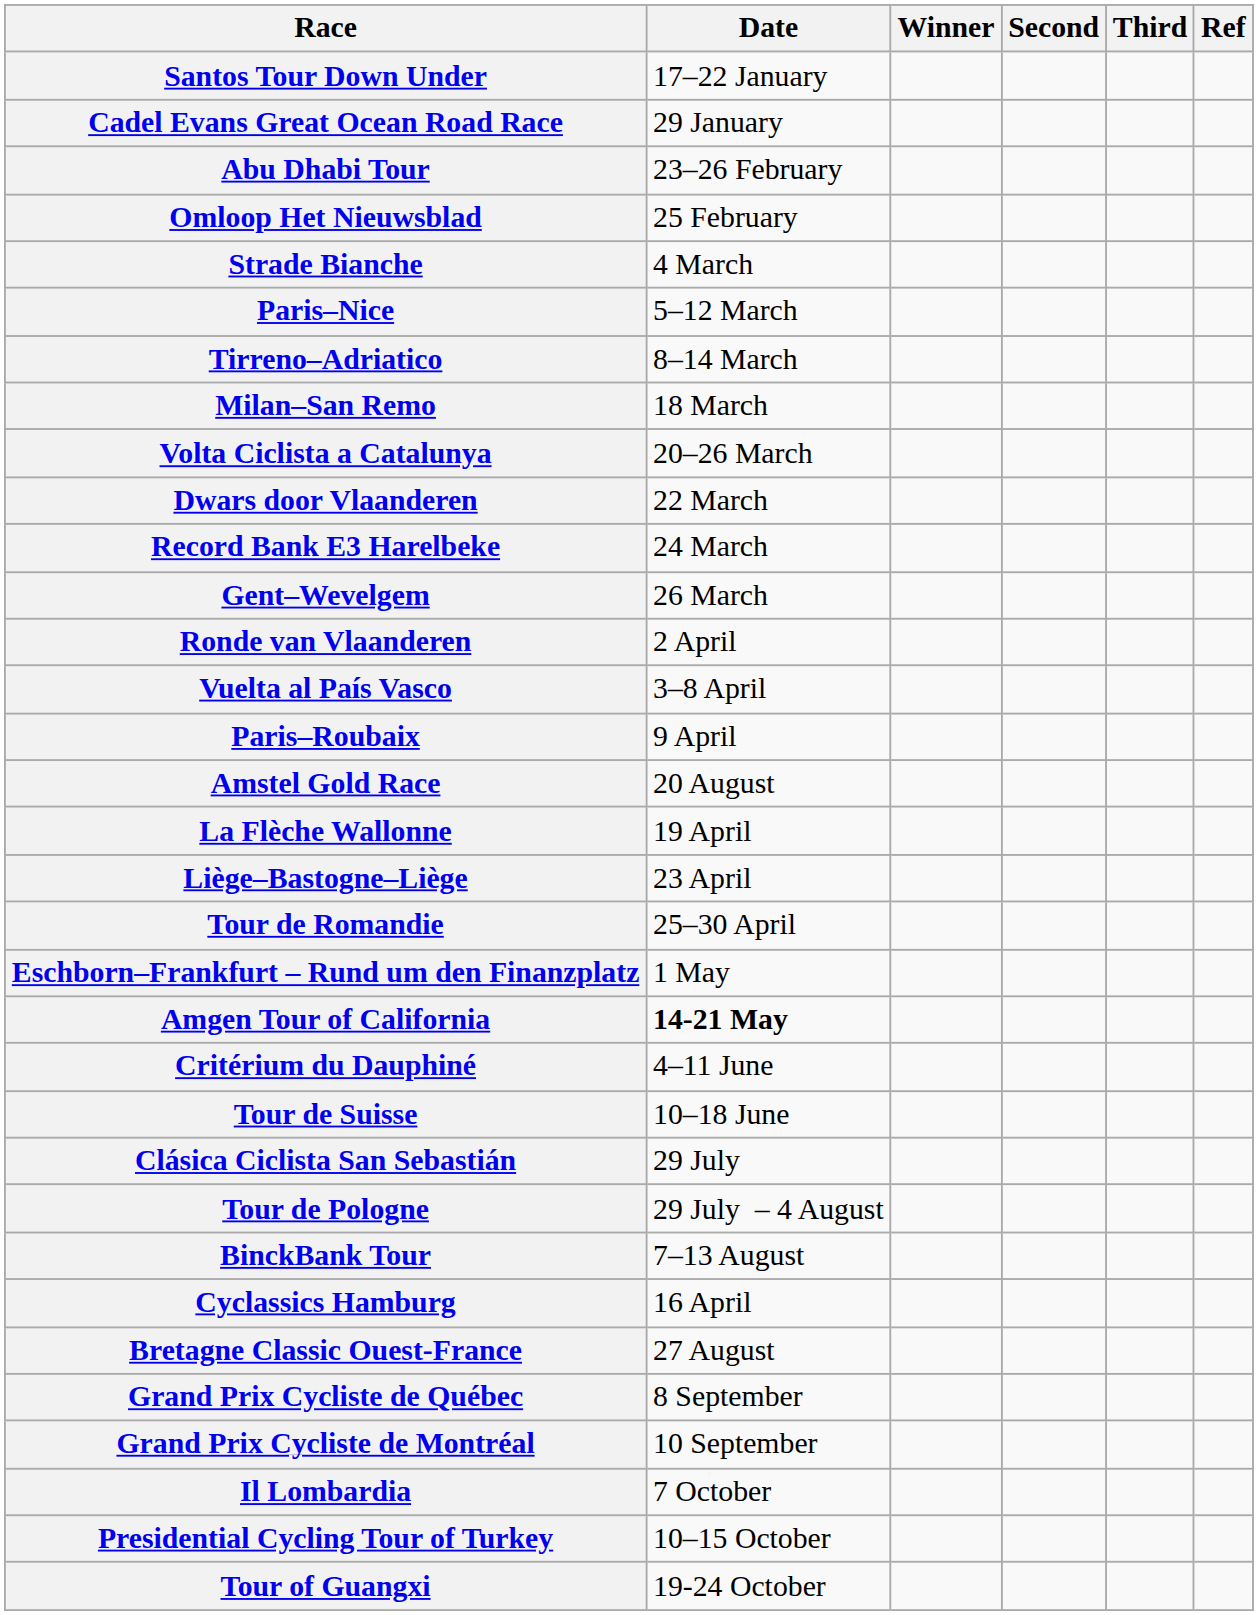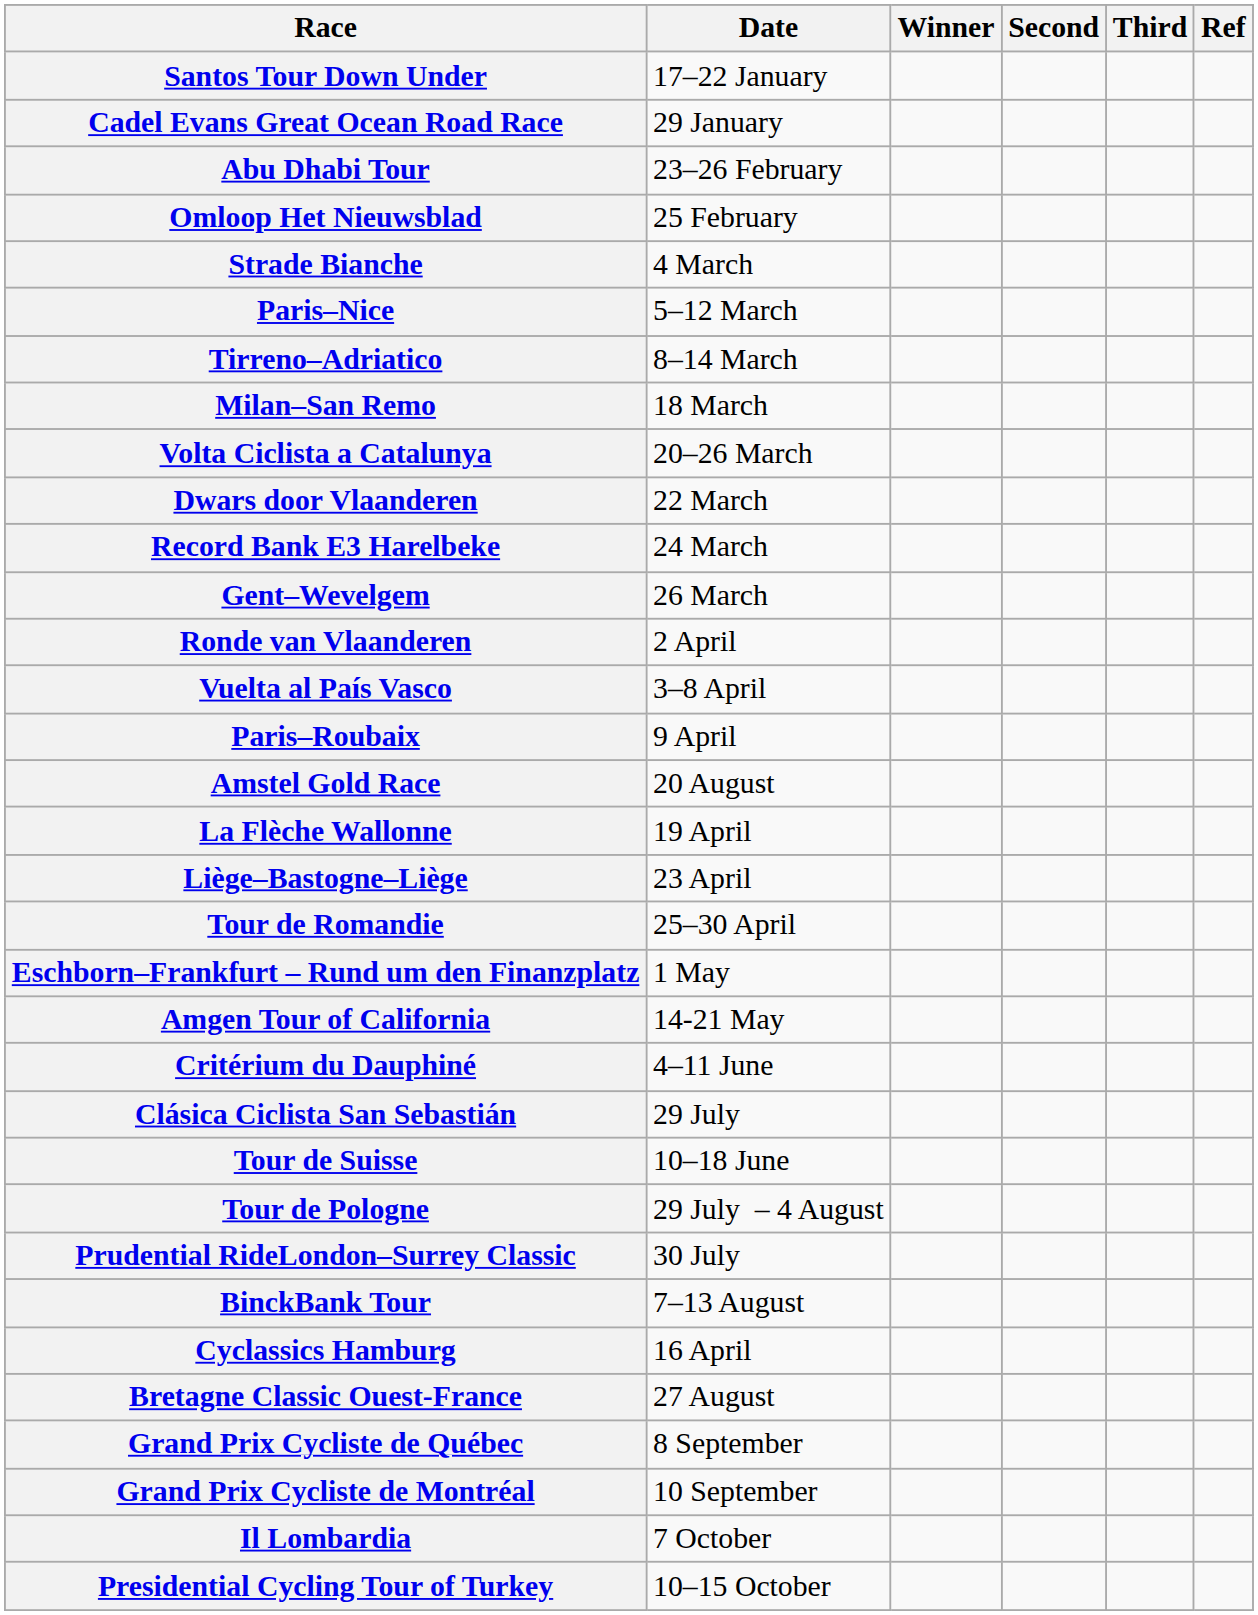(720, 1019) bold -> (719, 1019) normal
rows swapped: (326, 1113) <-> (326, 1160)
+ row: (326, 1255)
- row: (326, 1585)
